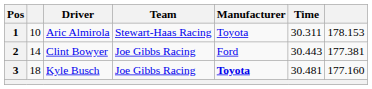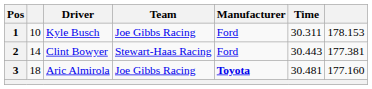(78, 32) Aric Almirola -> (73, 32) Kyle Busch
(163, 32) Stewart-Haas Racing -> (155, 32) Joe Gibbs Racing
(232, 32) Toyota -> (228, 32) Ford
(155, 51) Joe Gibbs Racing -> (163, 51) Stewart-Haas Racing
(73, 70) Kyle Busch -> (78, 70) Aric Almirola
